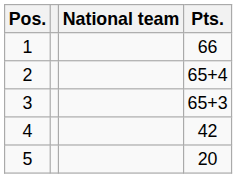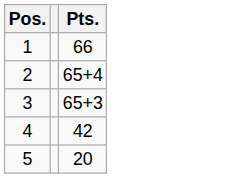- column: (121, 19)
